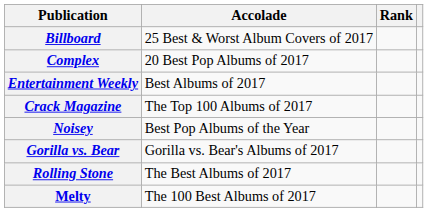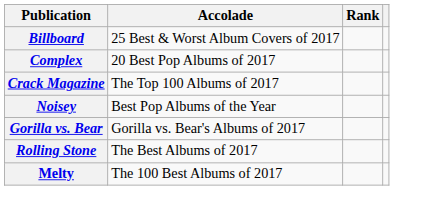- row: (73, 83)
